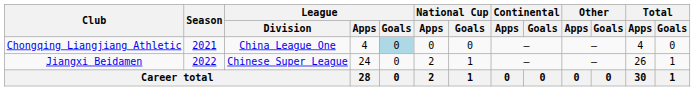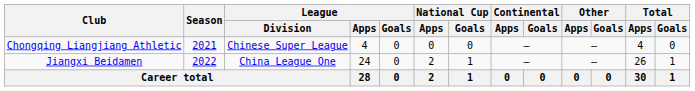(288, 45) China League One -> (288, 45) Chinese Super League
(396, 45) lightblue background -> (396, 45) no background
(288, 61) Chinese Super League -> (288, 61) China League One
